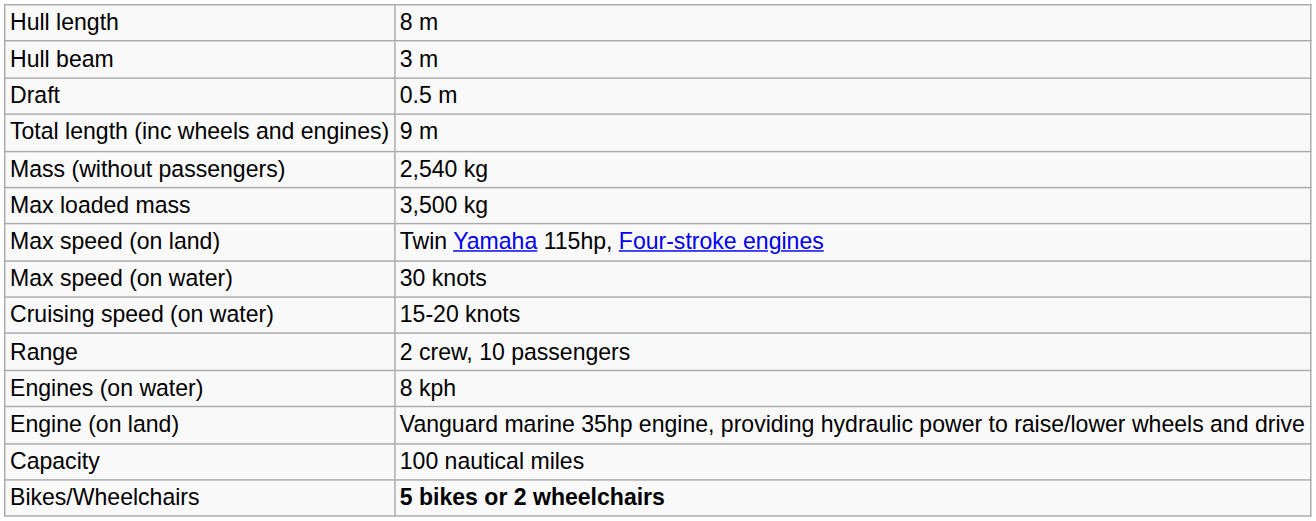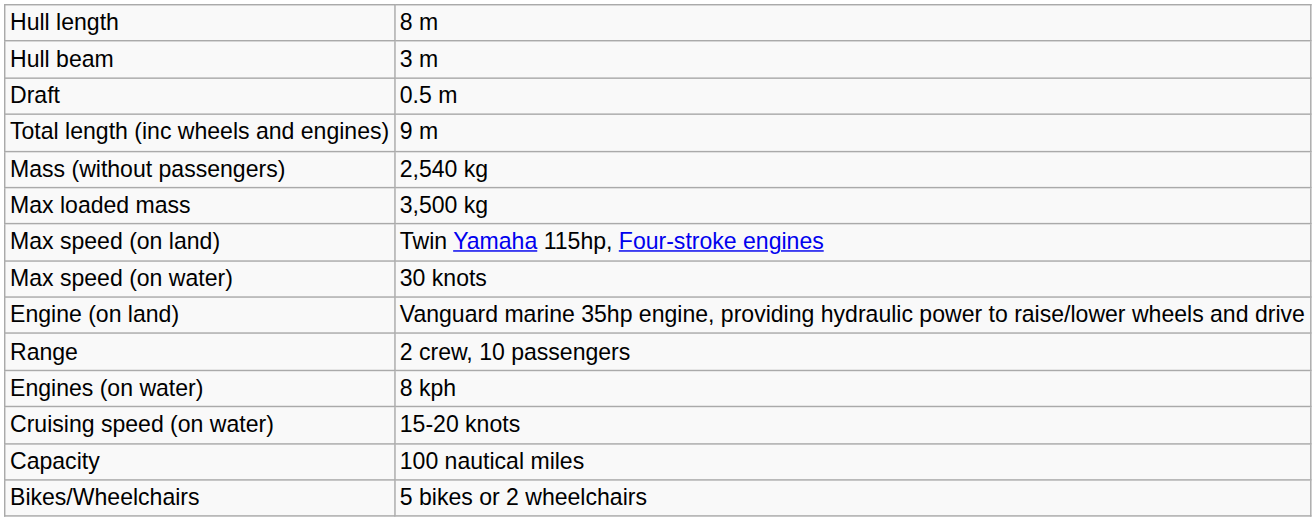rows swapped: (142, 315) <-> (95, 424)
(532, 497) bold -> (523, 497) normal
